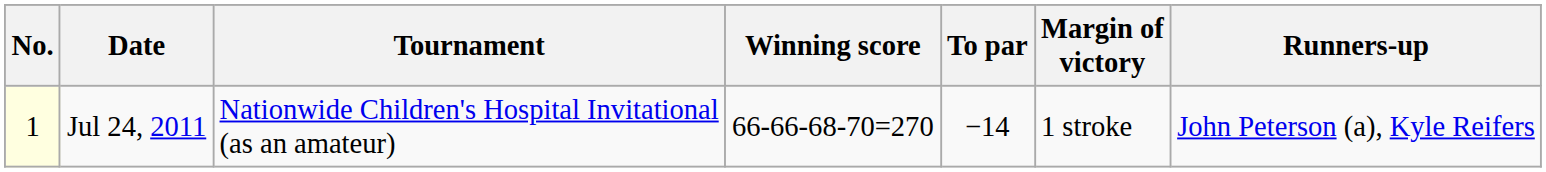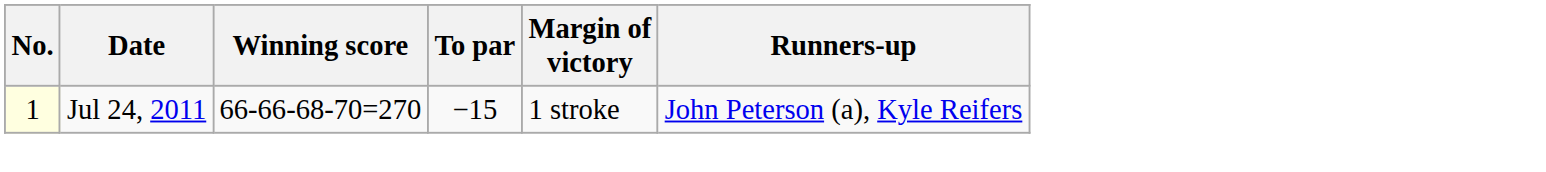- column: (469, 45)
(987, 126) −14 -> (475, 109) −15
